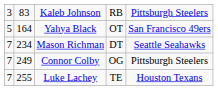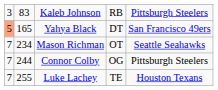(9, 28) no background -> (9, 28) lightsalmon background
(24, 28) 164 -> (24, 28) 165
(116, 28) OT -> (116, 28) DT
(116, 45) DT -> (116, 45) OT
(24, 61) 249 -> (24, 61) 244
